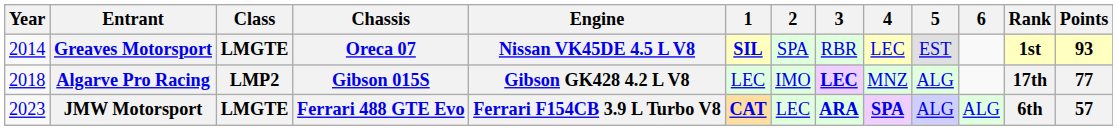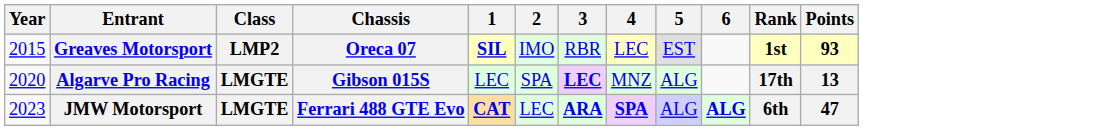- column: (597, 19)
(27, 49) 2014 -> (27, 49) 2015
(255, 49) LMGTE -> (255, 49) LMP2
(793, 49) SPA -> (537, 49) IMO
(27, 79) 2018 -> (27, 79) 2020
(255, 79) LMP2 -> (255, 79) LMGTE
(793, 79) IMO -> (537, 79) SPA
(1084, 79) 77 -> (830, 79) 13
(981, 109) normal -> (726, 109) bold
(1084, 109) 57 -> (830, 109) 47
